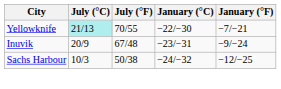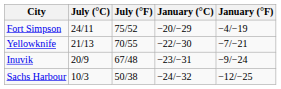+ row: (34, 28)
(82, 28) paleturquoise background -> (82, 44) no background
